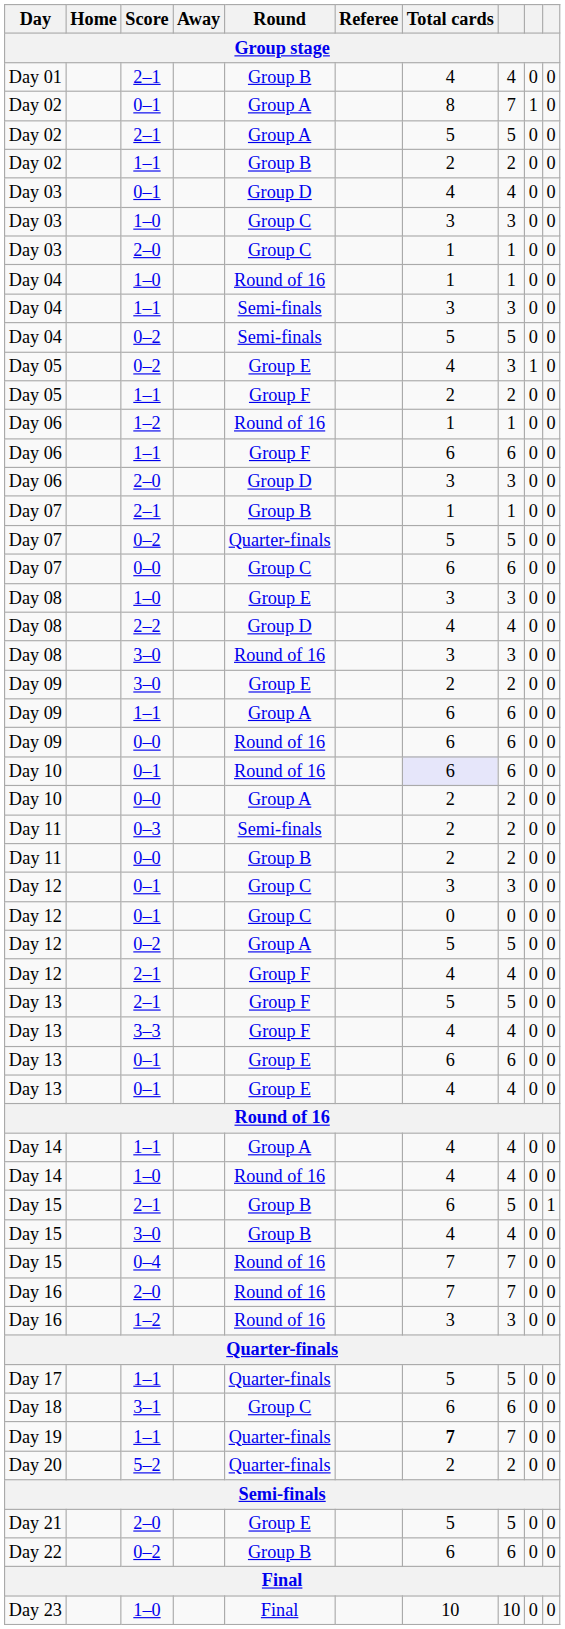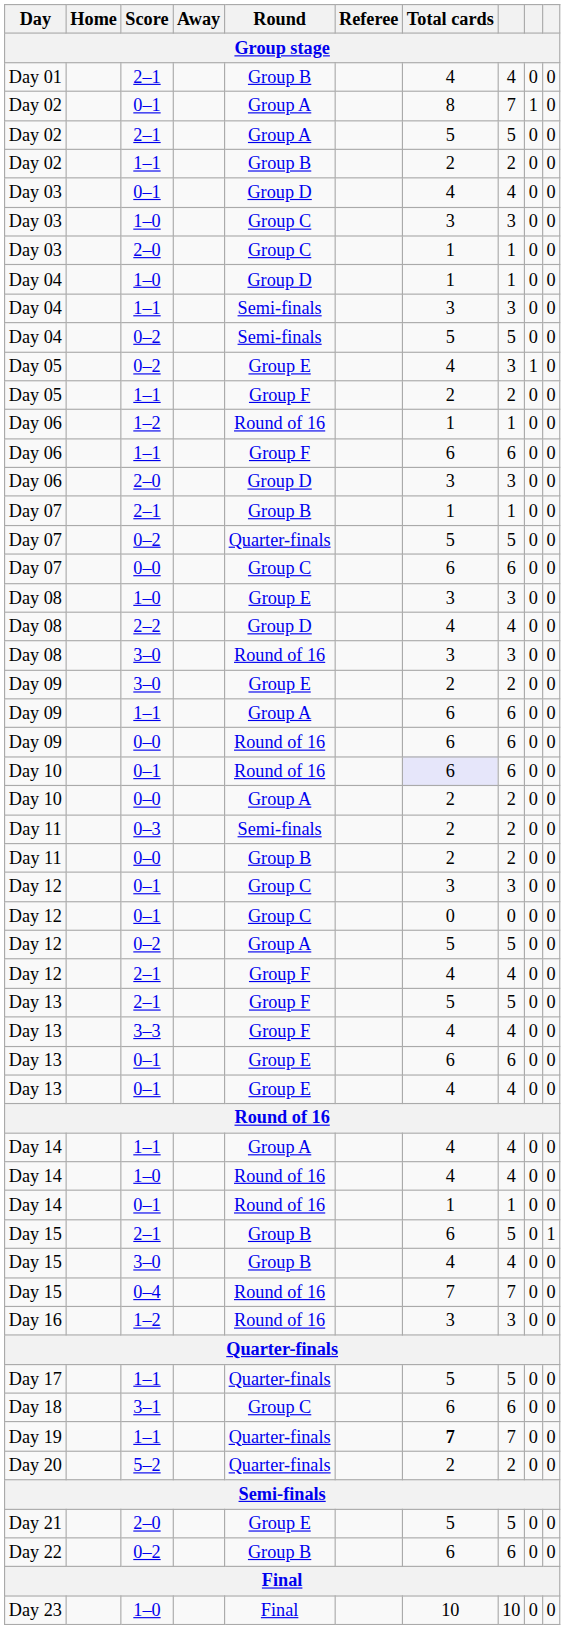(280, 279) Round of 16 -> (280, 279) Group D
+ row: (35, 1204)
- row: (35, 1291)
